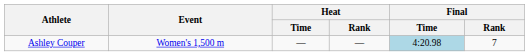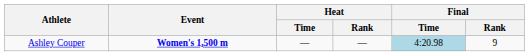(190, 43) normal -> (192, 43) bold
(494, 43) 7 -> (495, 43) 9
